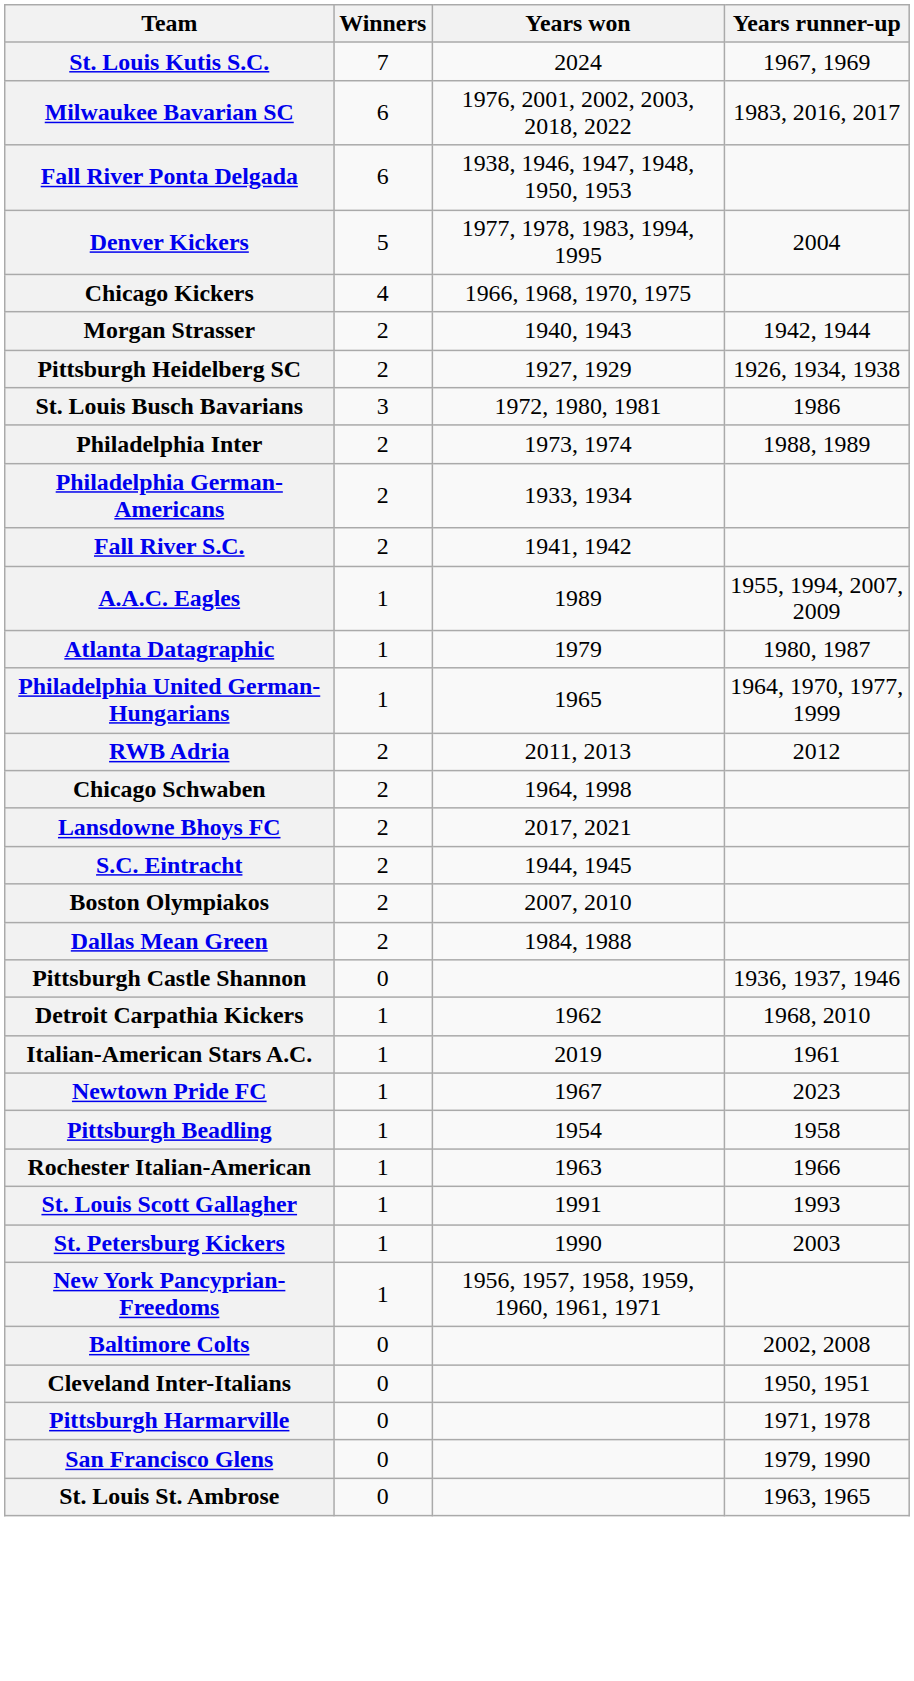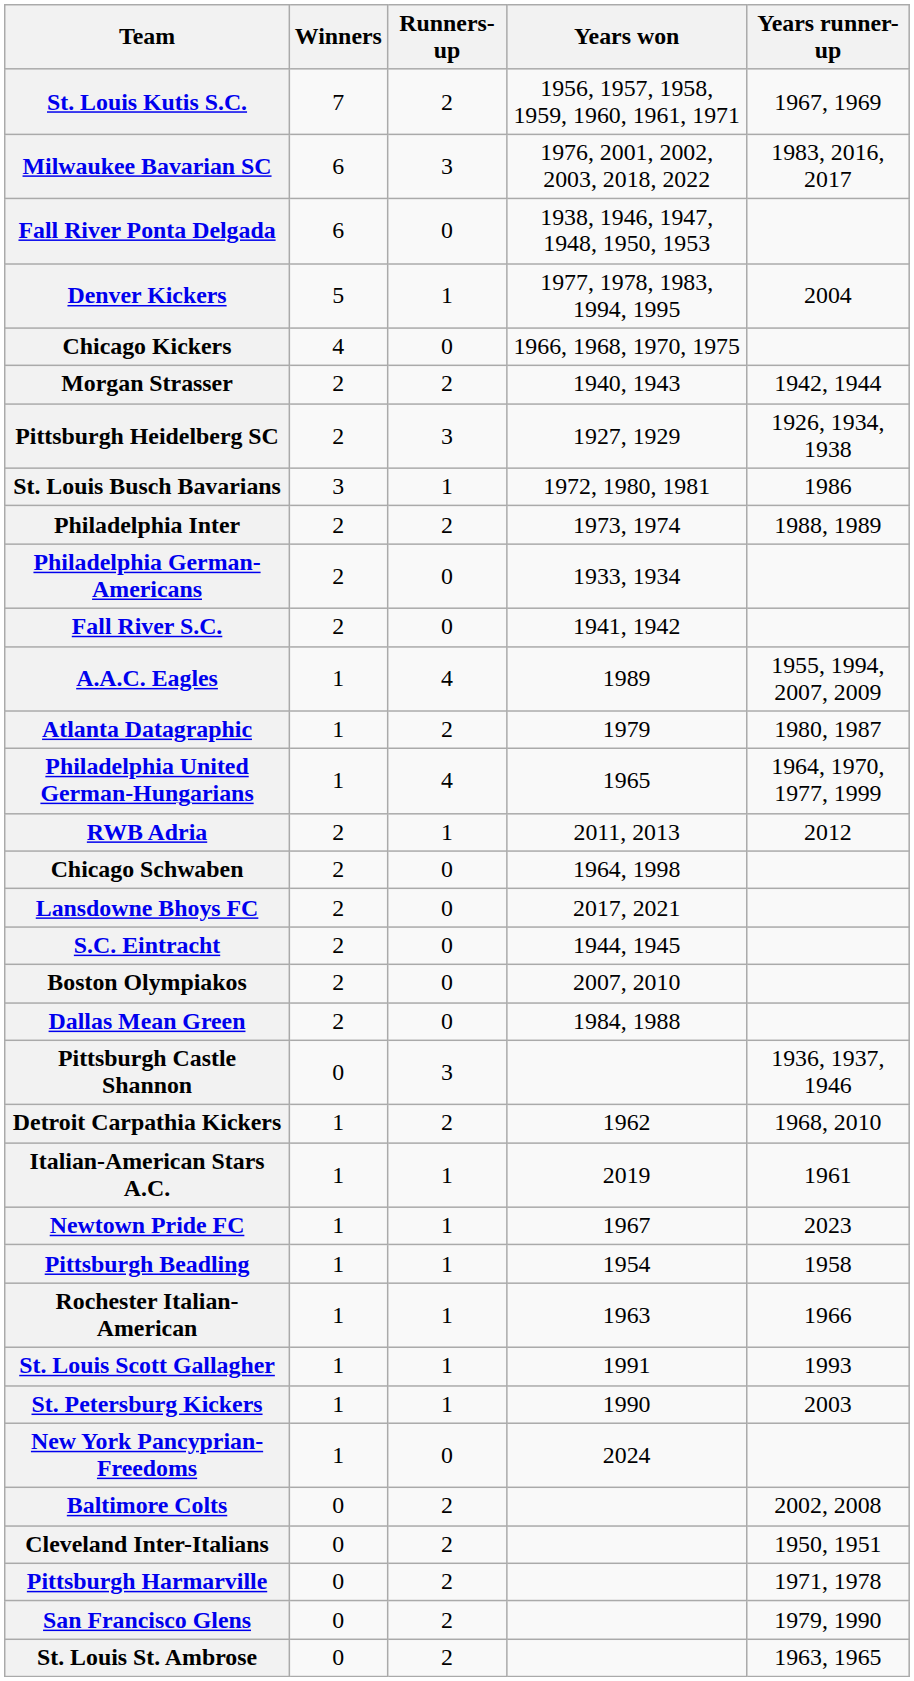+ column: (447, 36)
(578, 61) 2024 -> (627, 101) 1956, 1957, 1958, 1959, 1960, 1961, 1971
(578, 1294) 1956, 1957, 1958, 1959, 1960, 1961, 1971 -> (627, 1455) 2024
